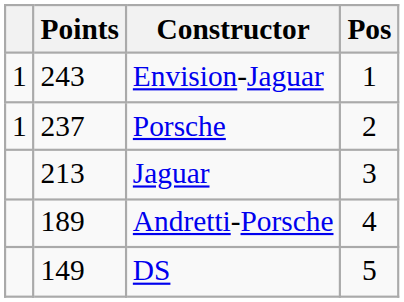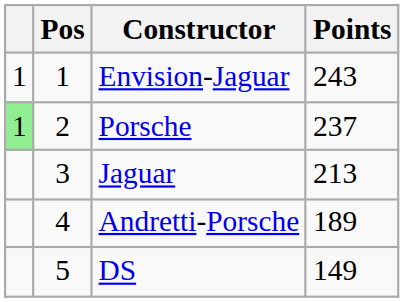columns swapped: (369, 28) <-> (80, 28)
(19, 125) no background -> (19, 125) lightgreen background
